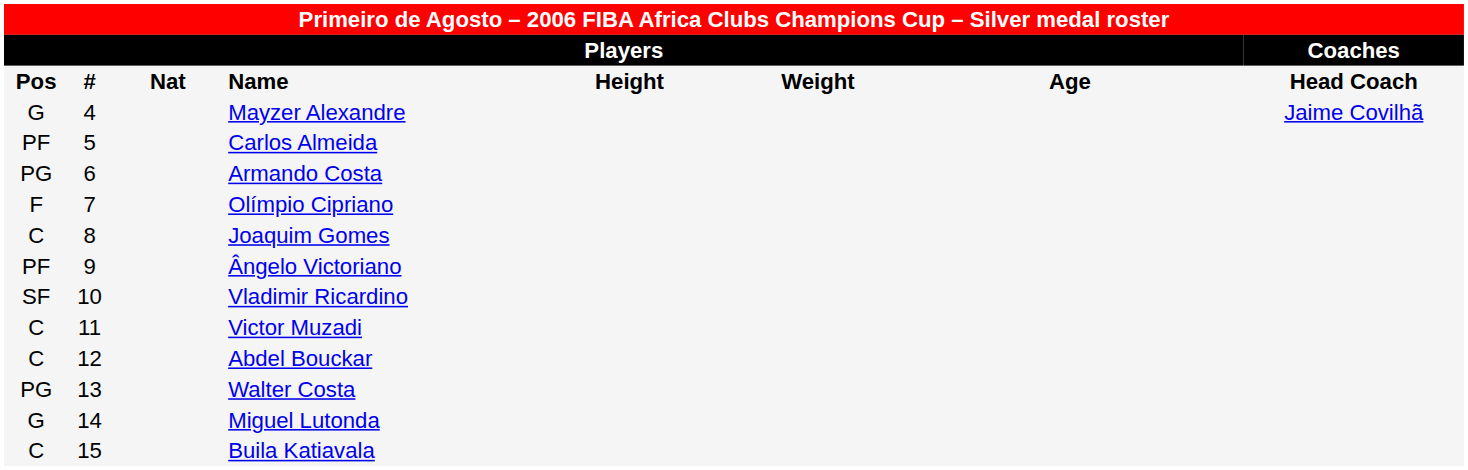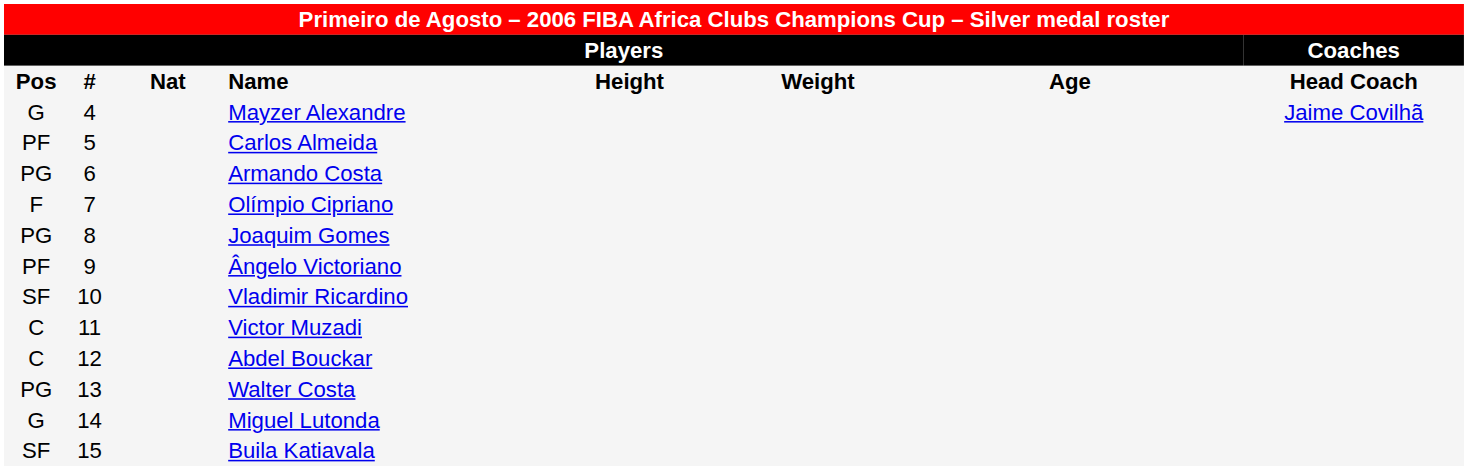(36, 235) C -> (36, 235) PG
(36, 451) C -> (36, 451) SF
